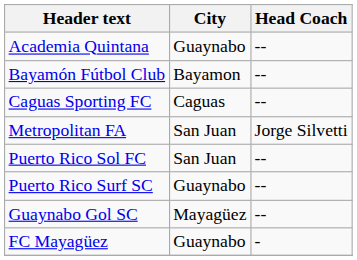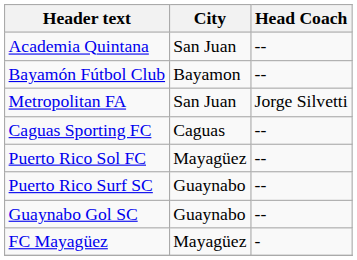(209, 46) Guaynabo -> (205, 46) San Juan
rows swapped: (80, 102) <-> (67, 130)
(205, 158) San Juan -> (210, 158) Mayagüez
(210, 213) Mayagüez -> (209, 213) Guaynabo
(209, 241) Guaynabo -> (210, 241) Mayagüez
